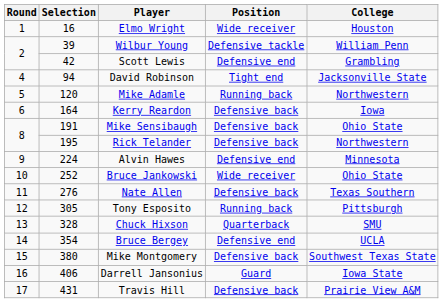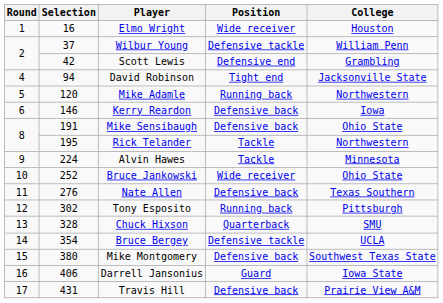(69, 45) 39 -> (69, 45) 37
(69, 110) 164 -> (69, 110) 146
(256, 143) Defensive back -> (256, 143) Tackle
(256, 159) Defensive end -> (256, 159) Tackle
(69, 208) 305 -> (69, 208) 302
(256, 241) Defensive end -> (256, 241) Defensive tackle
